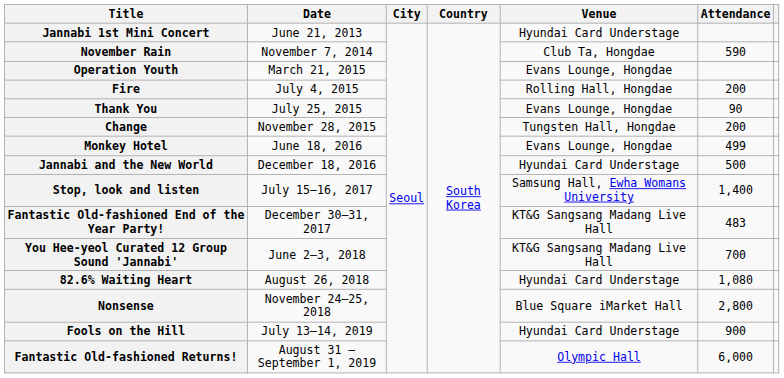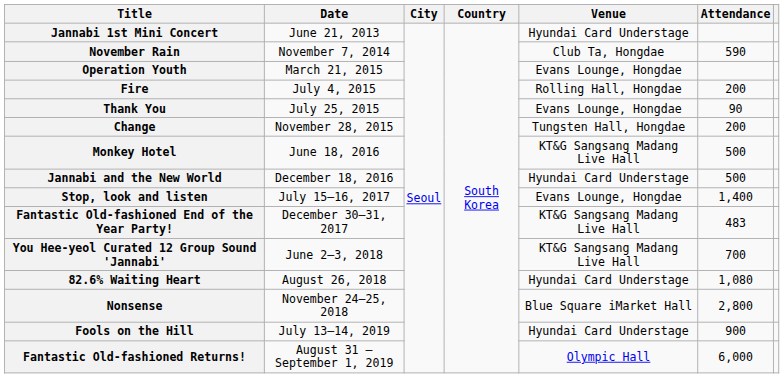(599, 146) Evans Lounge, Hongdae -> (609, 153) KT&G Sangsang Madang Live Hall
(736, 146) 499 -> (736, 153) 500
(599, 190) Samsung Hall, Ewha Womans University -> (609, 197) Evans Lounge, Hongdae
